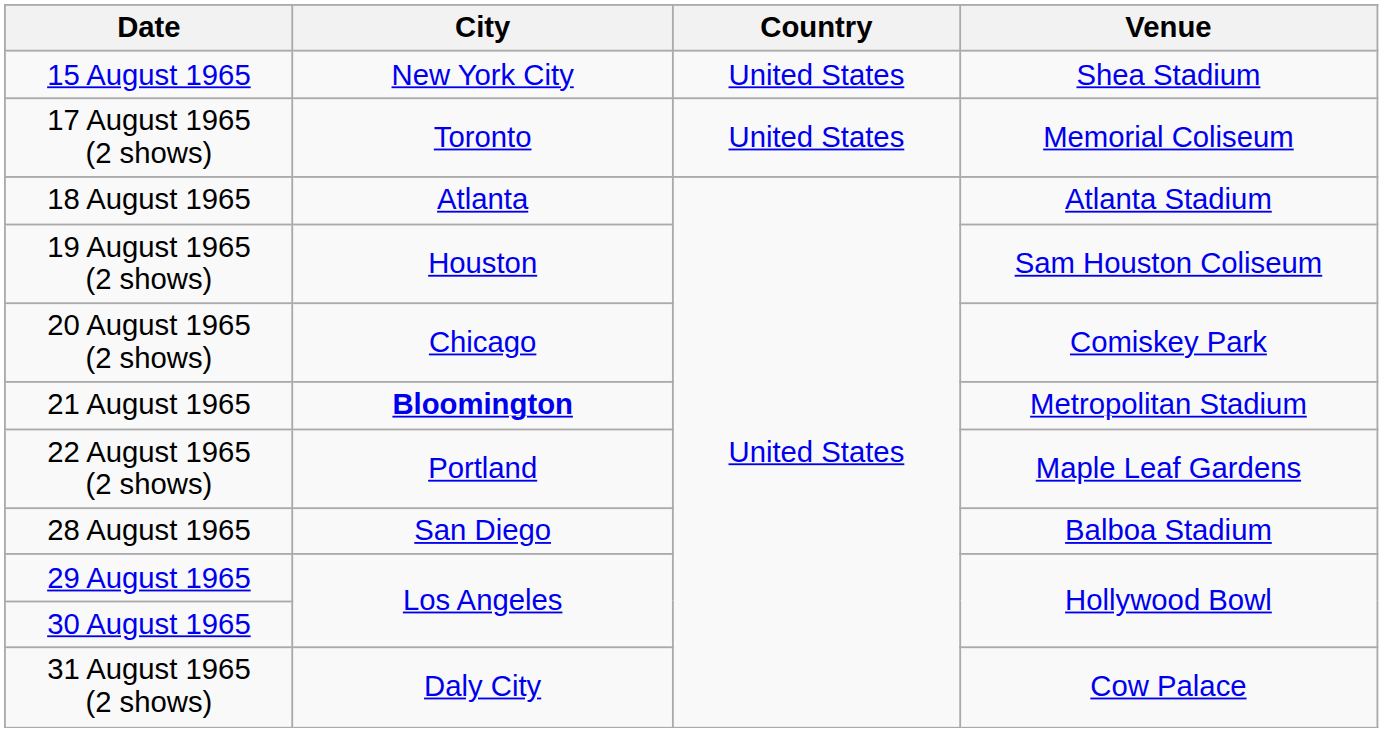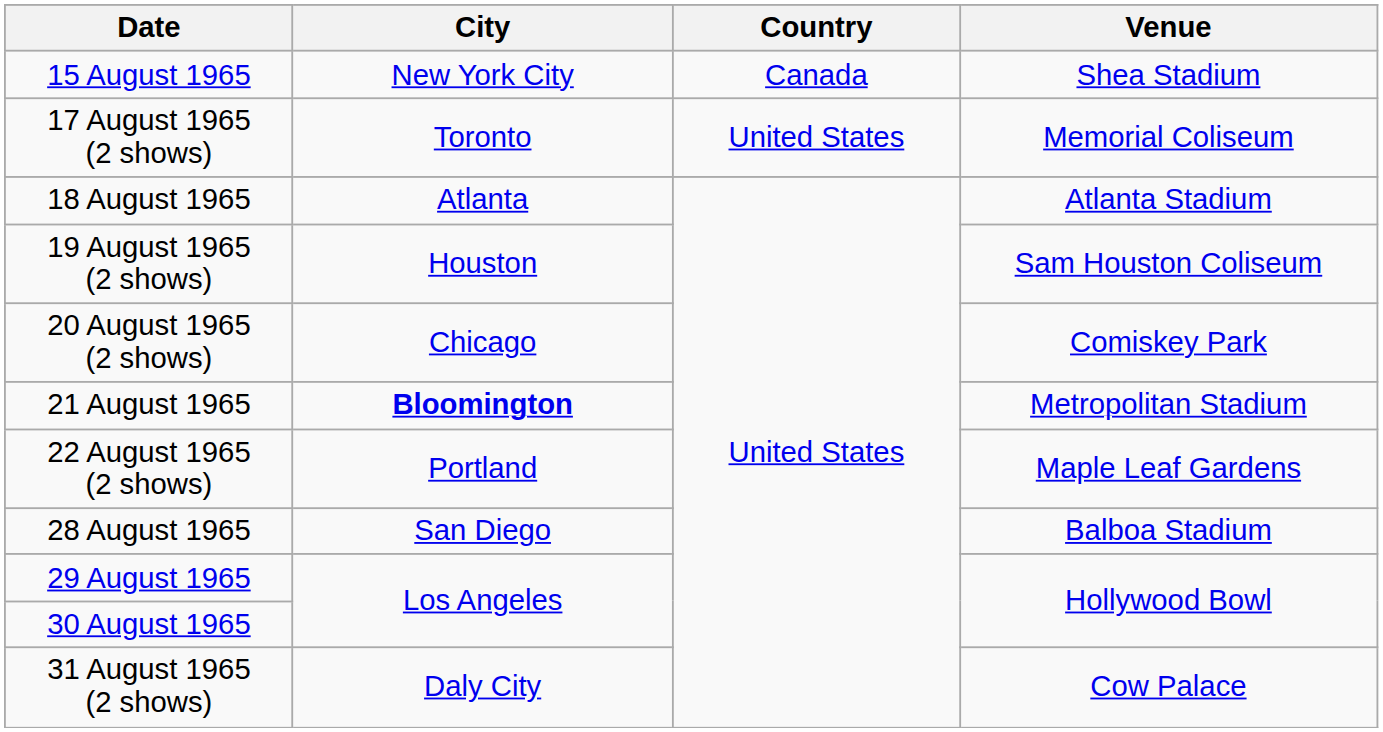(816, 74) United States -> (816, 74) Canada
